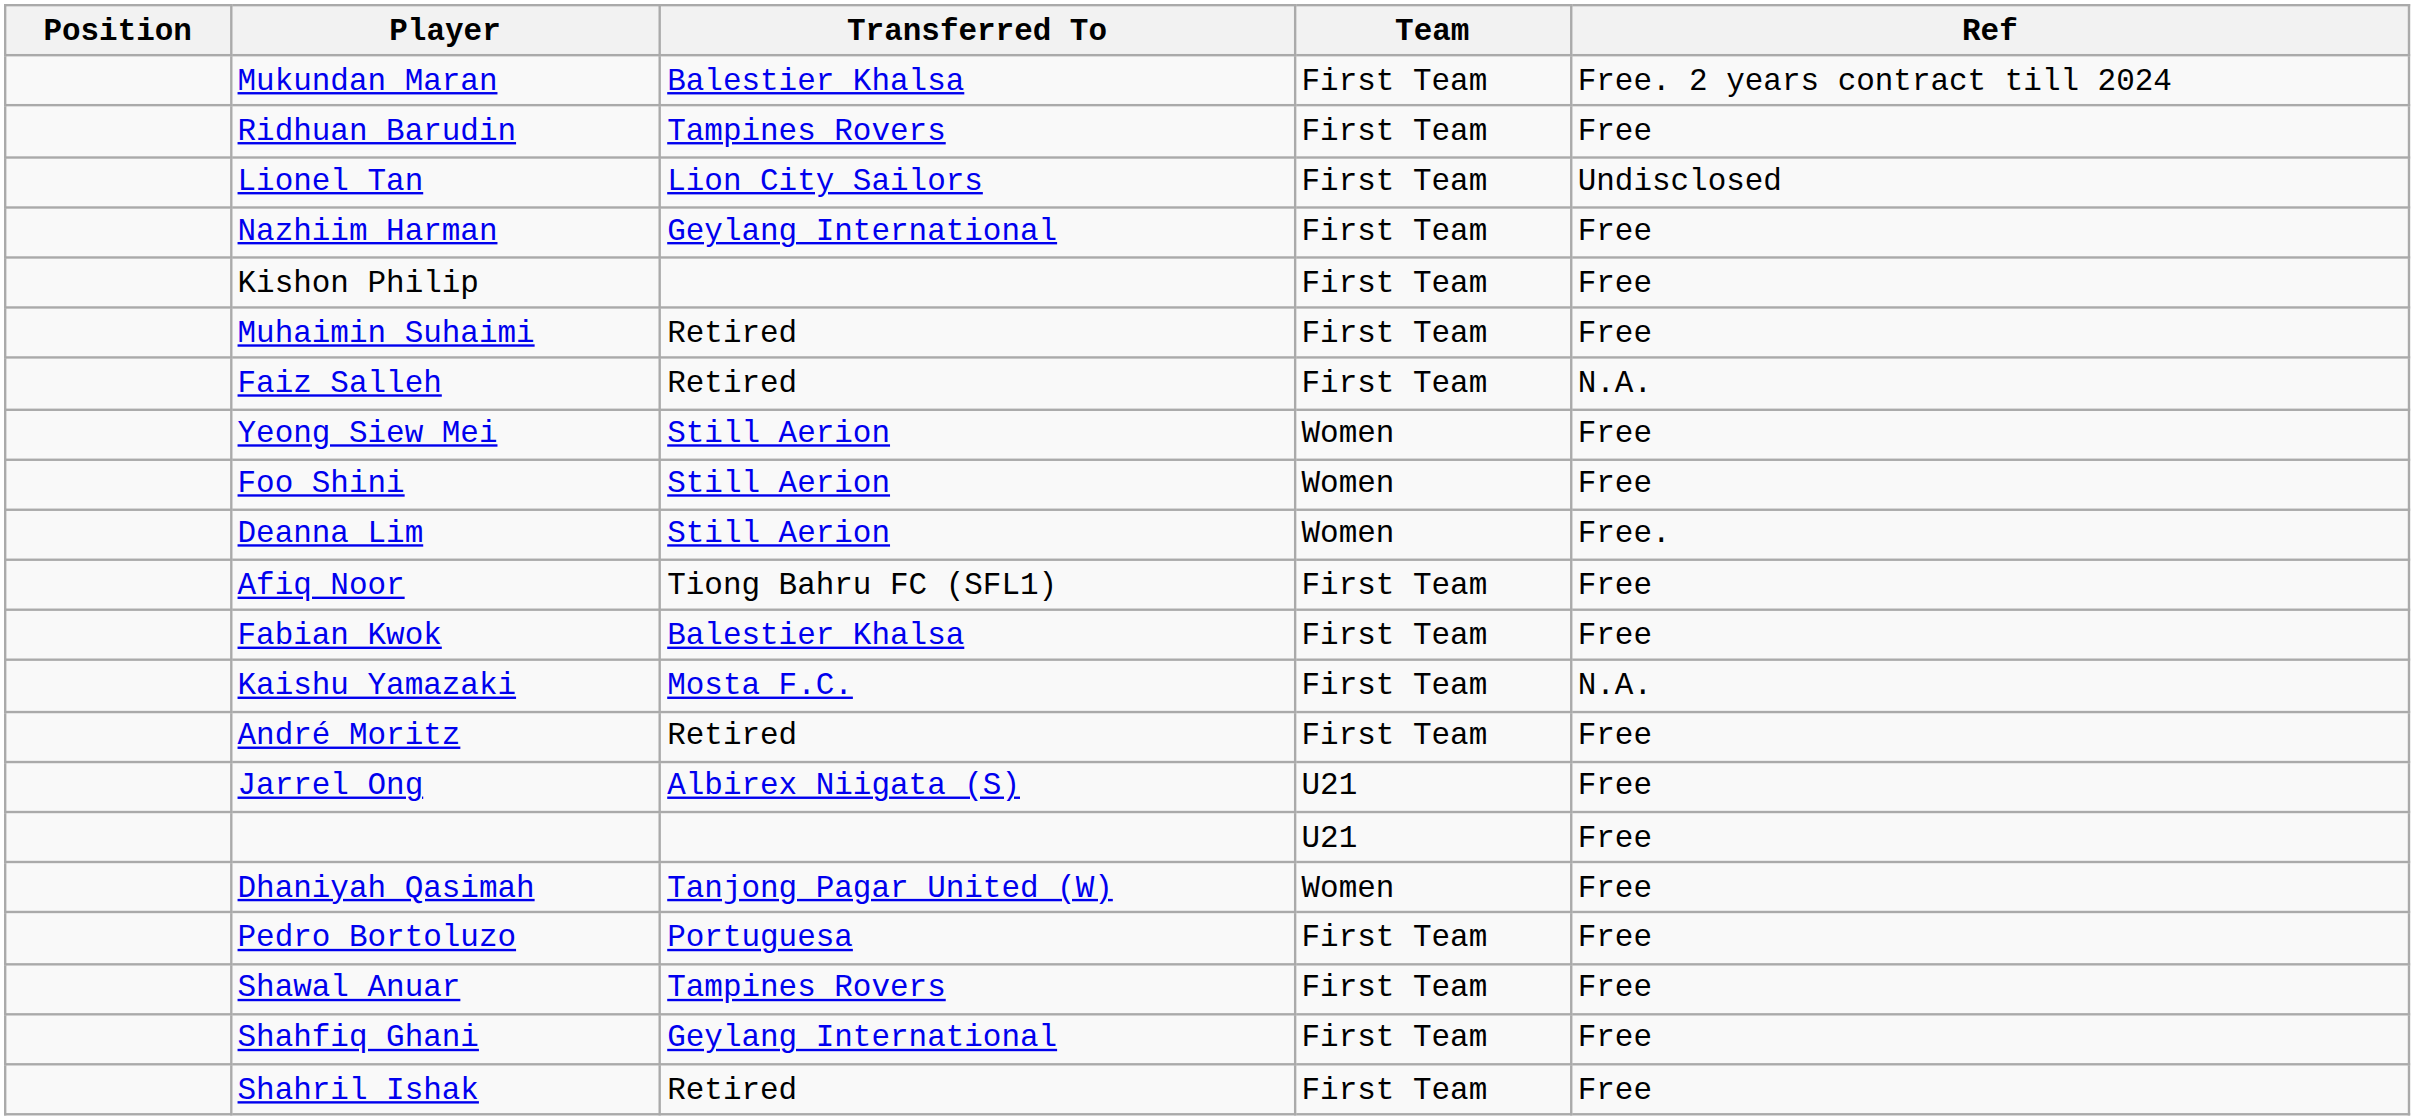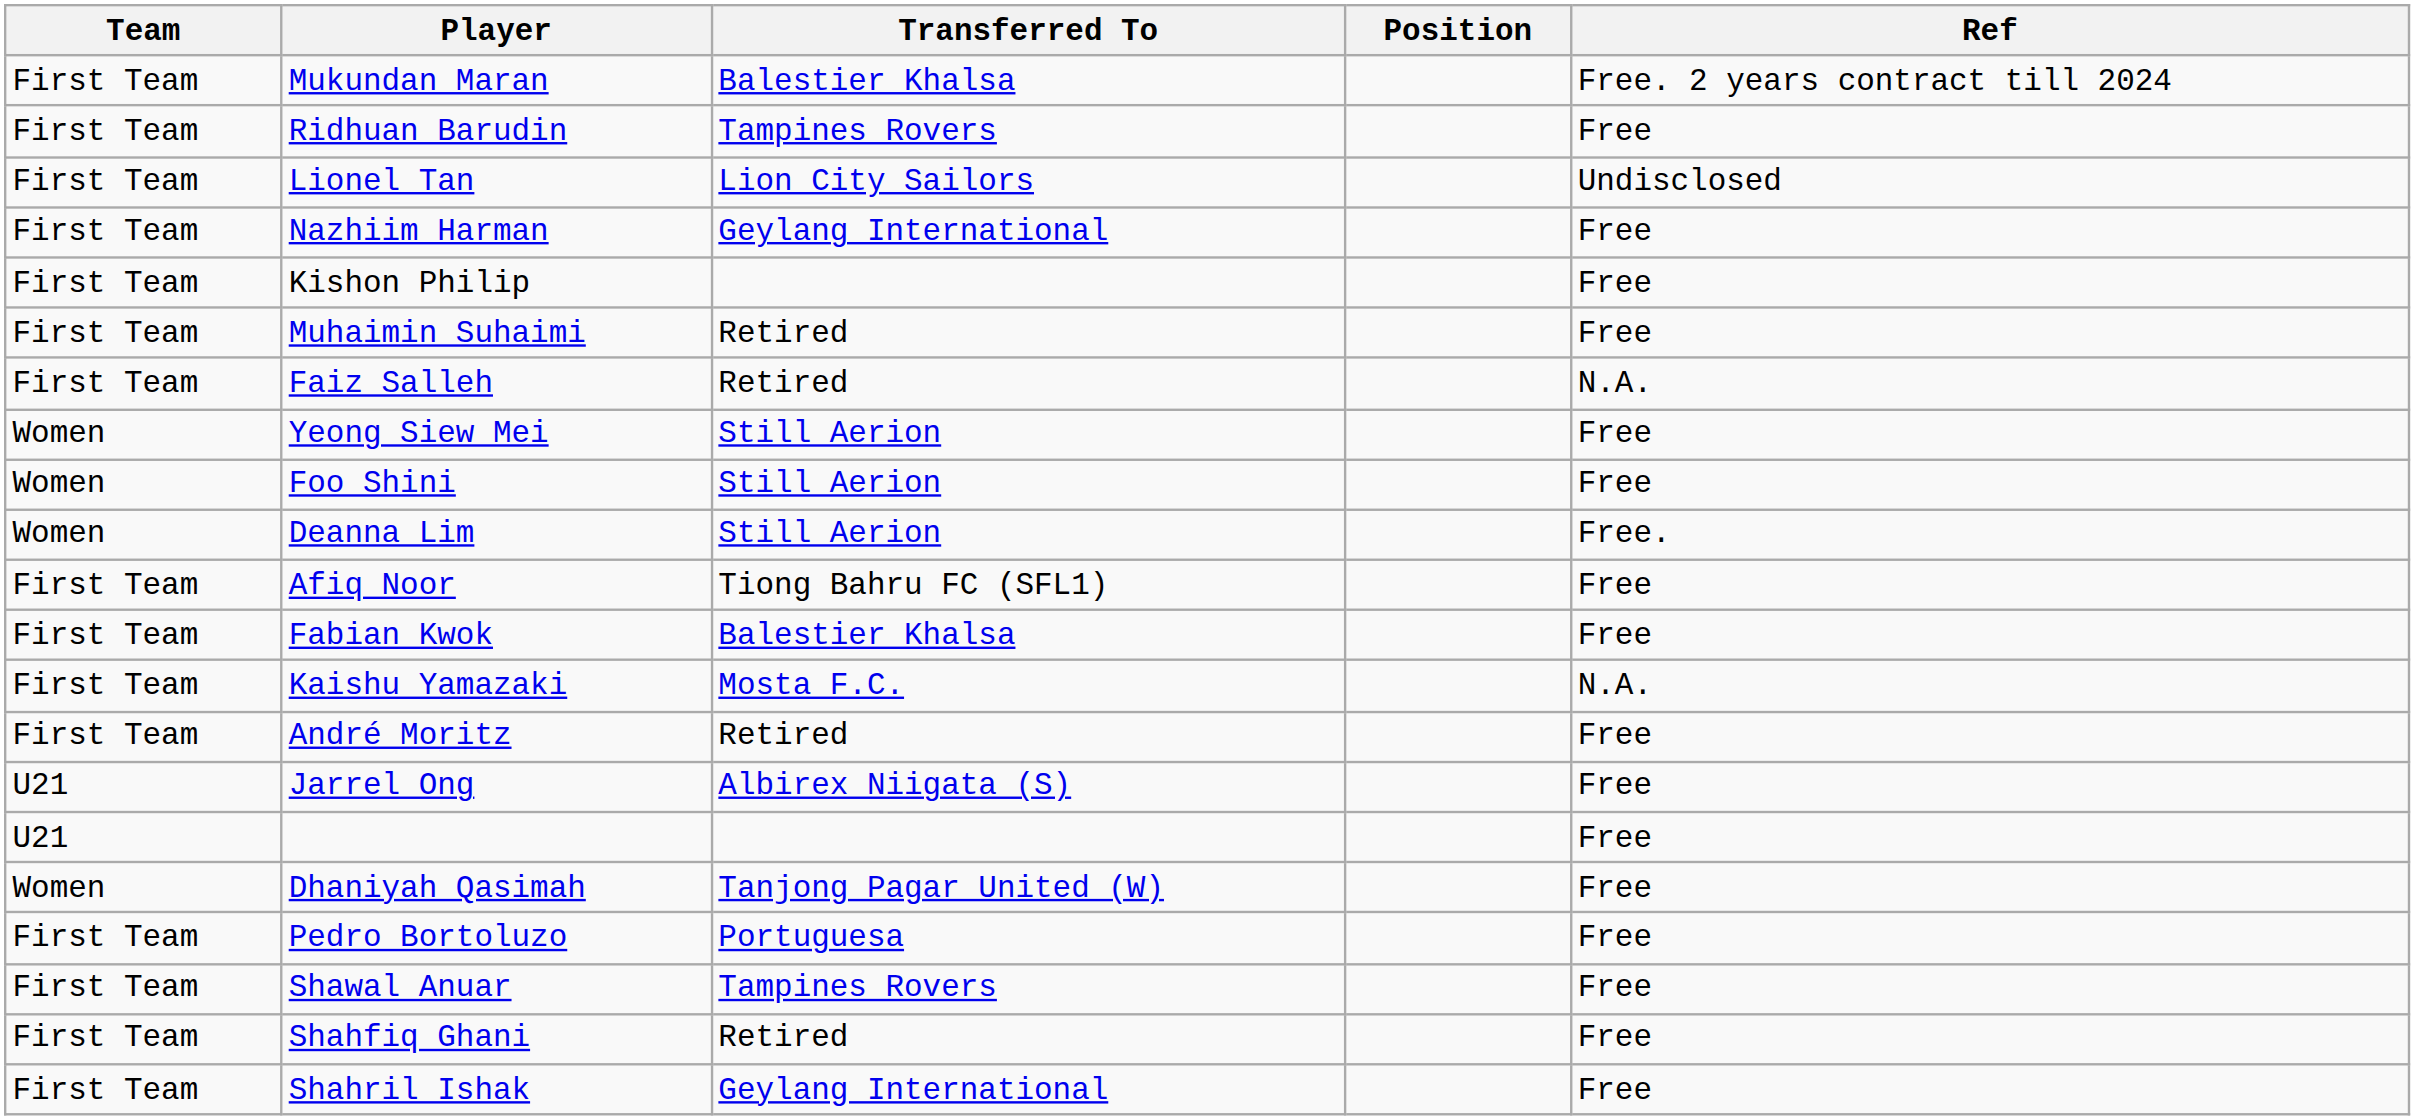columns swapped: (118, 30) <-> (1432, 30)
(862, 1039) Geylang International -> (783, 1039) Retired
(732, 1089) Retired -> (913, 1089) Geylang International
